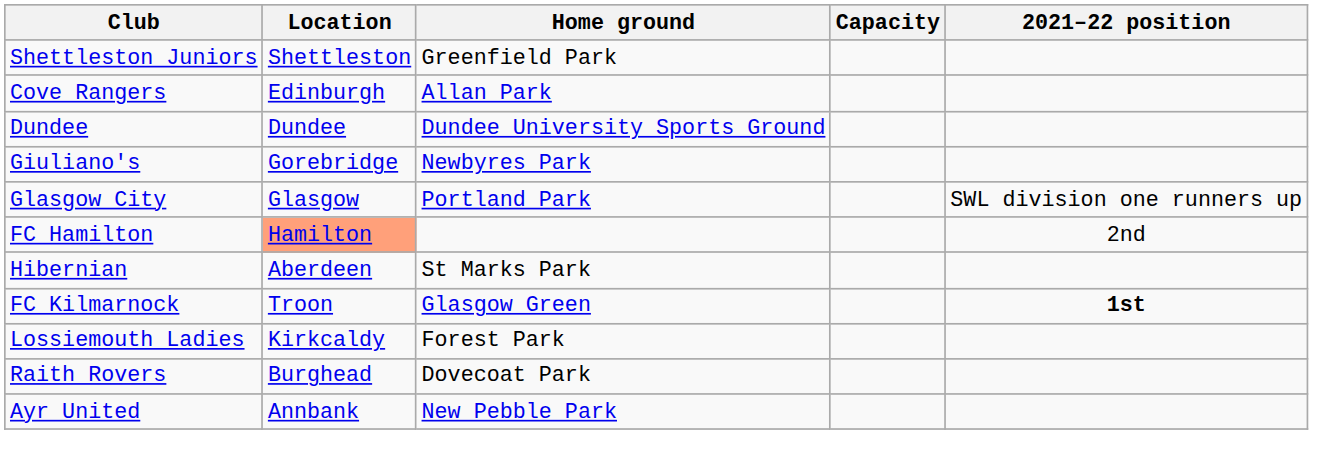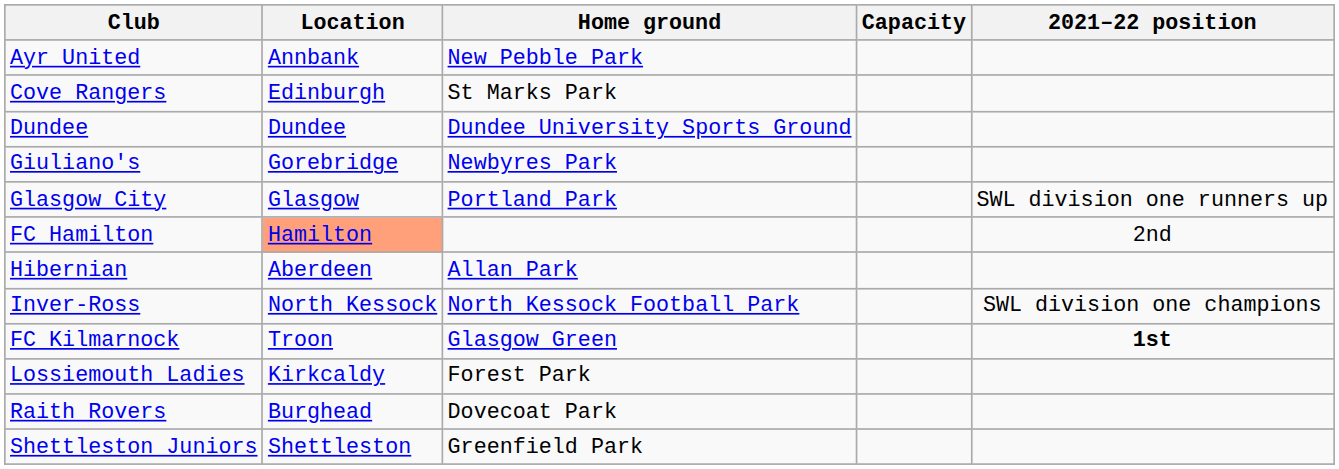rows swapped: (75, 412) <-> (134, 58)
(487, 93) Allan Park -> (532, 93) St Marks Park
(506, 270) St Marks Park -> (513, 270) Allan Park
+ row: (75, 306)
